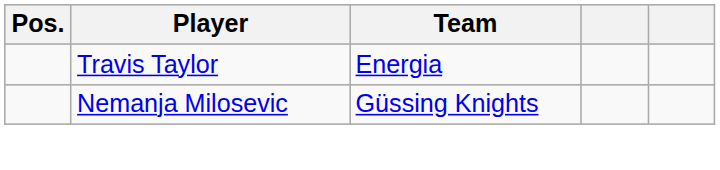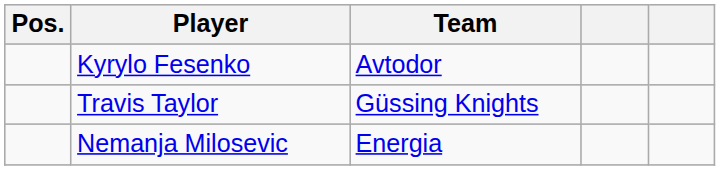+ row: (164, 64)
(399, 64) Energia -> (447, 104) Güssing Knights
(447, 104) Güssing Knights -> (399, 143) Energia
